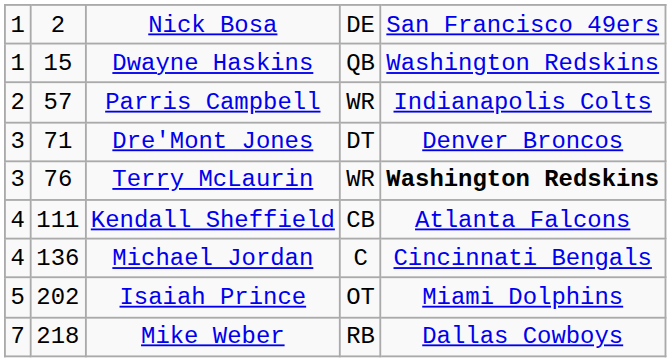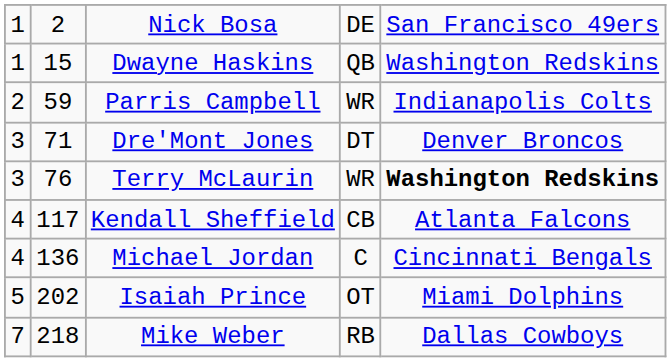(58, 102) 57 -> (58, 102) 59
(58, 219) 111 -> (58, 219) 117
